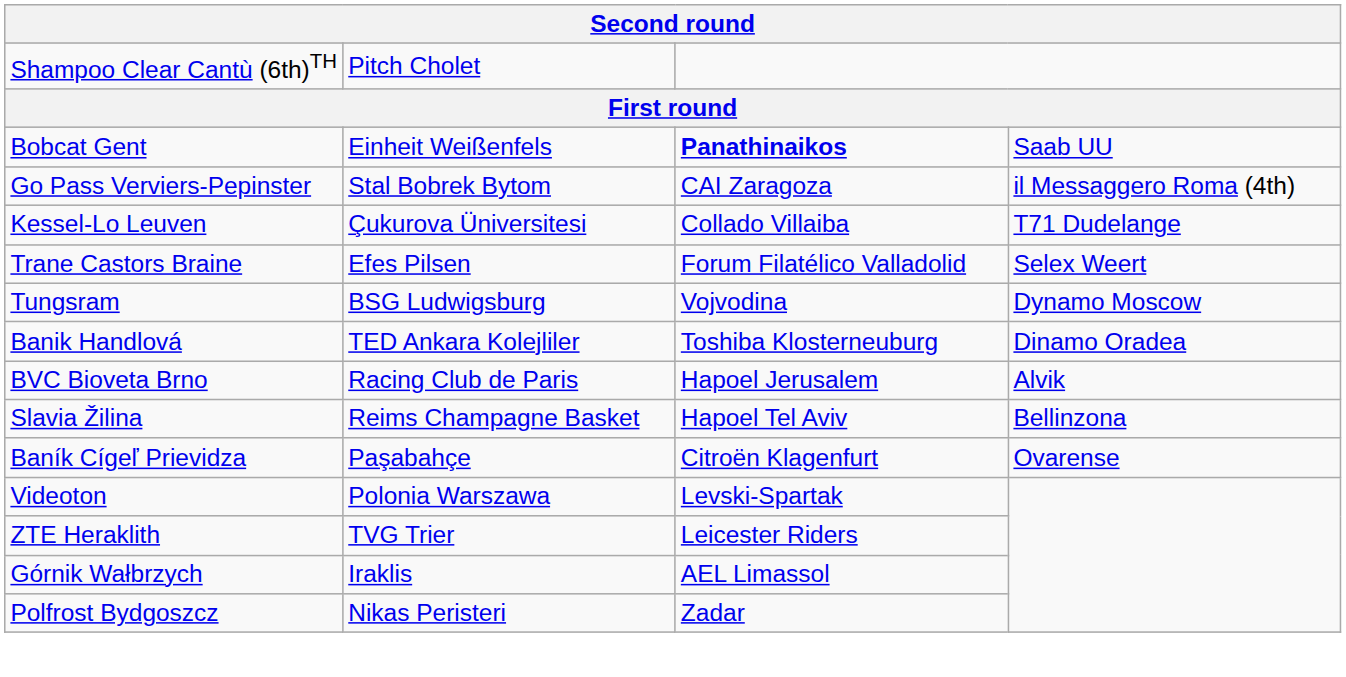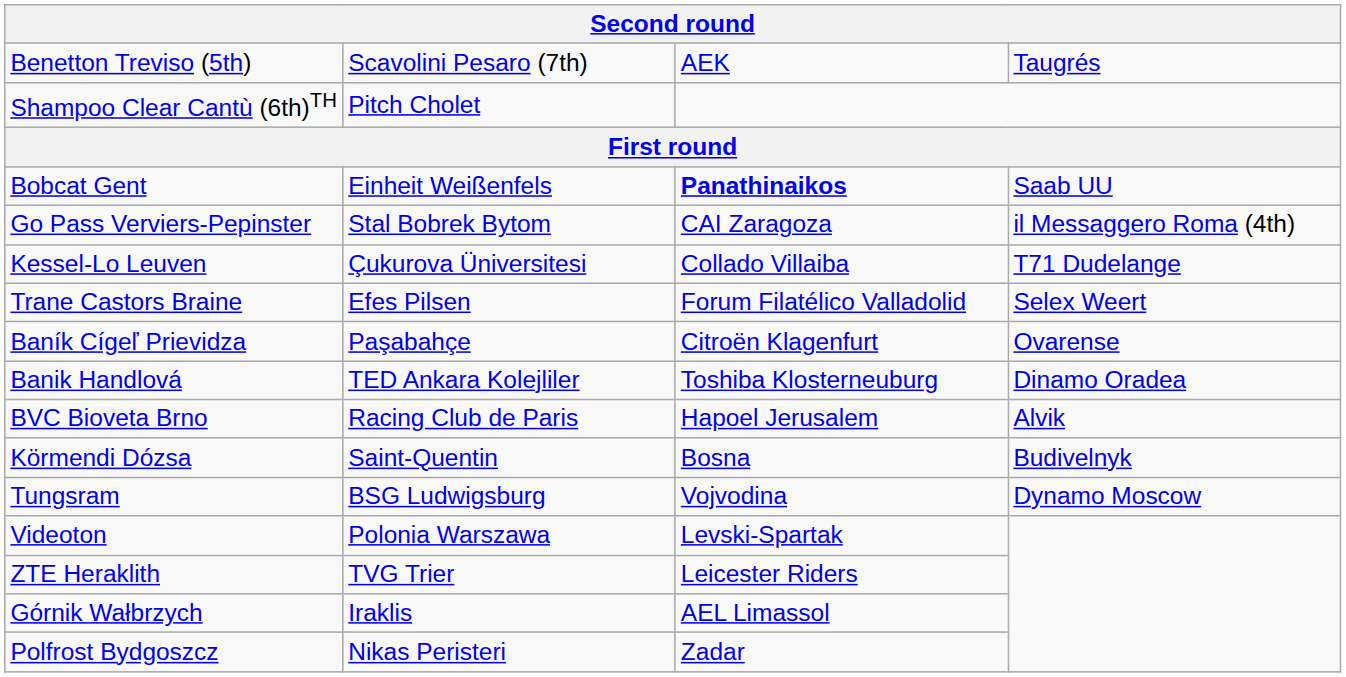+ row: (131, 62)
rows swapped: (128, 457) <-> (65, 302)
- row: (76, 418)
+ row: (101, 457)
